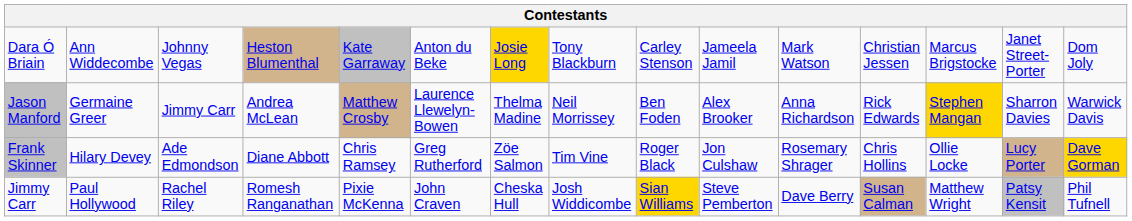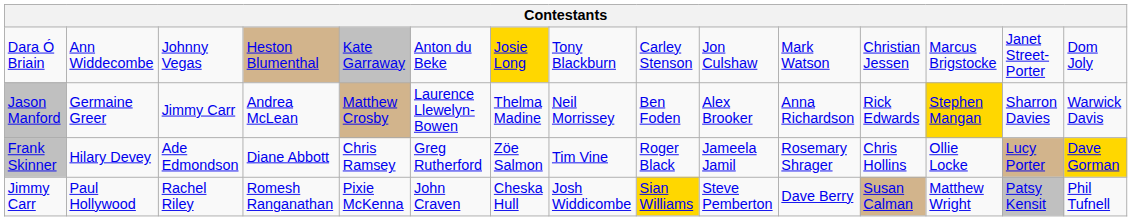(729, 54) Jameela Jamil -> (730, 54) Jon Culshaw
(730, 157) Jon Culshaw -> (729, 157) Jameela Jamil
